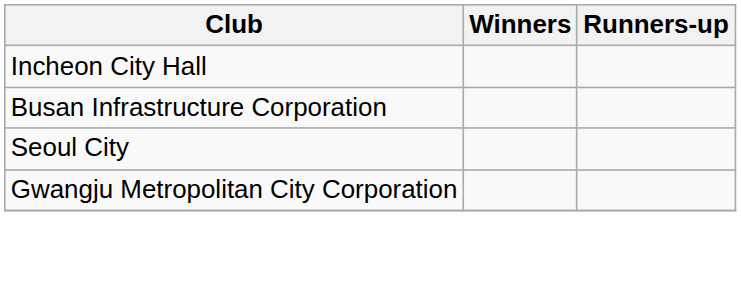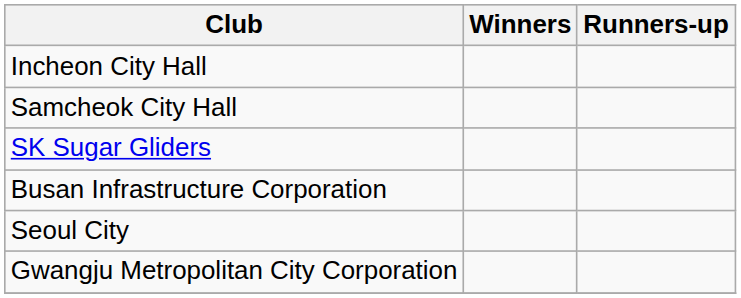+ row: (124, 107)
+ row: (111, 148)
